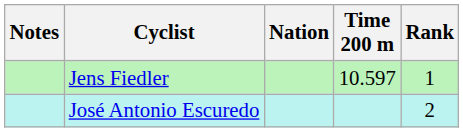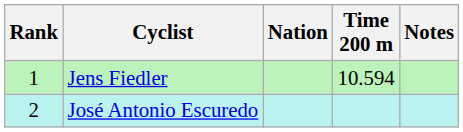columns swapped: (430, 32) <-> (34, 32)
(367, 77) 10.597 -> (366, 77) 10.594
